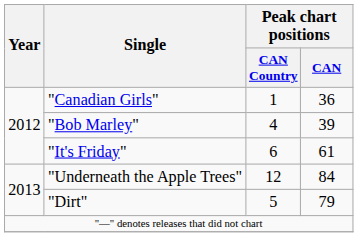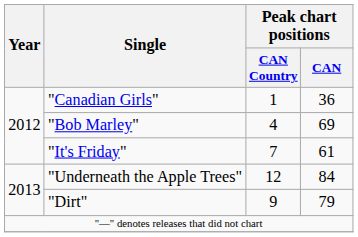(327, 125) 39 -> (327, 125) 69
(273, 151) 6 -> (273, 151) 7
(273, 202) 5 -> (273, 202) 9
